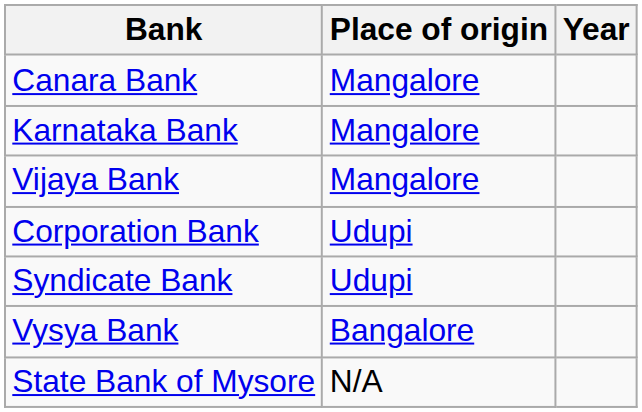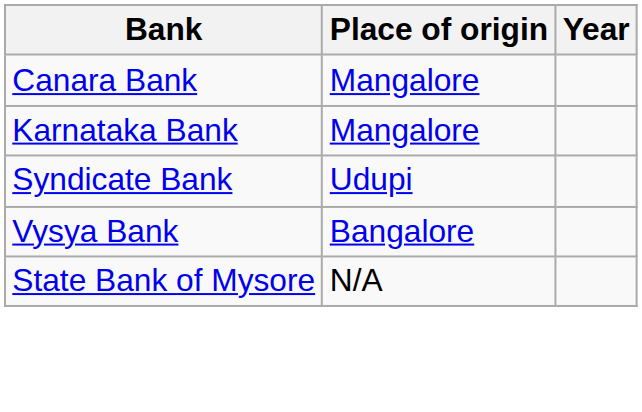- row: (96, 180)
- row: (136, 230)
